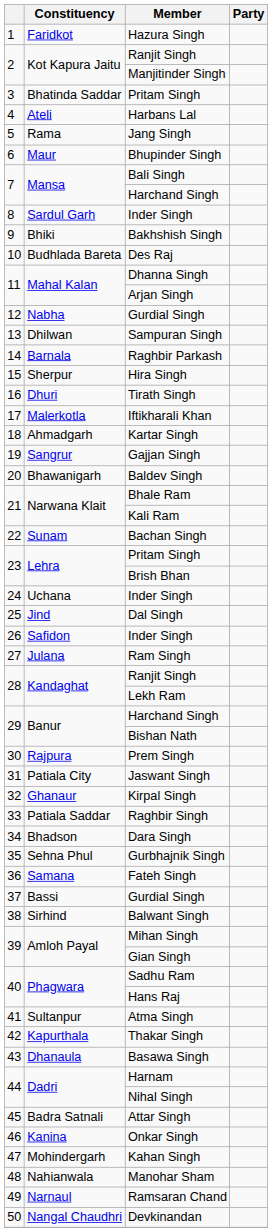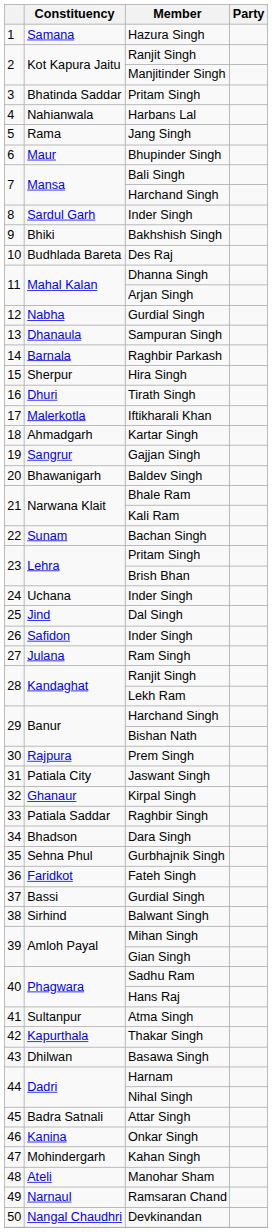(50, 34) Faridkot -> (51, 34) Samana
(39, 114) Ateli -> (60, 114) Nahianwala
(50, 335) Dhilwan -> (54, 335) Dhanaula
(51, 876) Samana -> (50, 876) Faridkot
(54, 1056) Dhanaula -> (50, 1056) Dhilwan
(60, 1177) Nahianwala -> (39, 1177) Ateli
